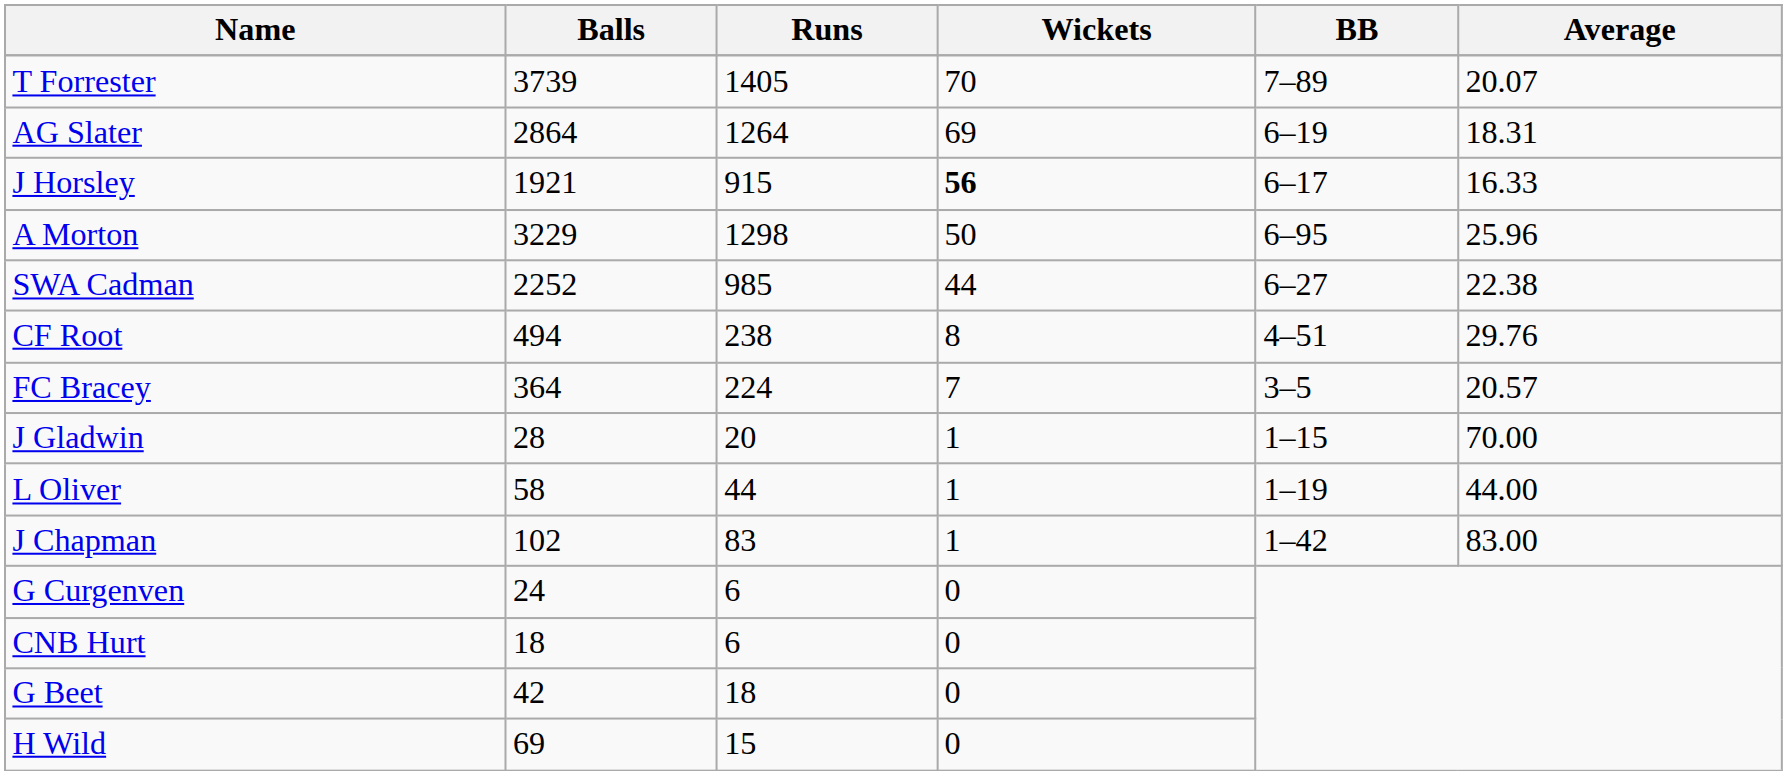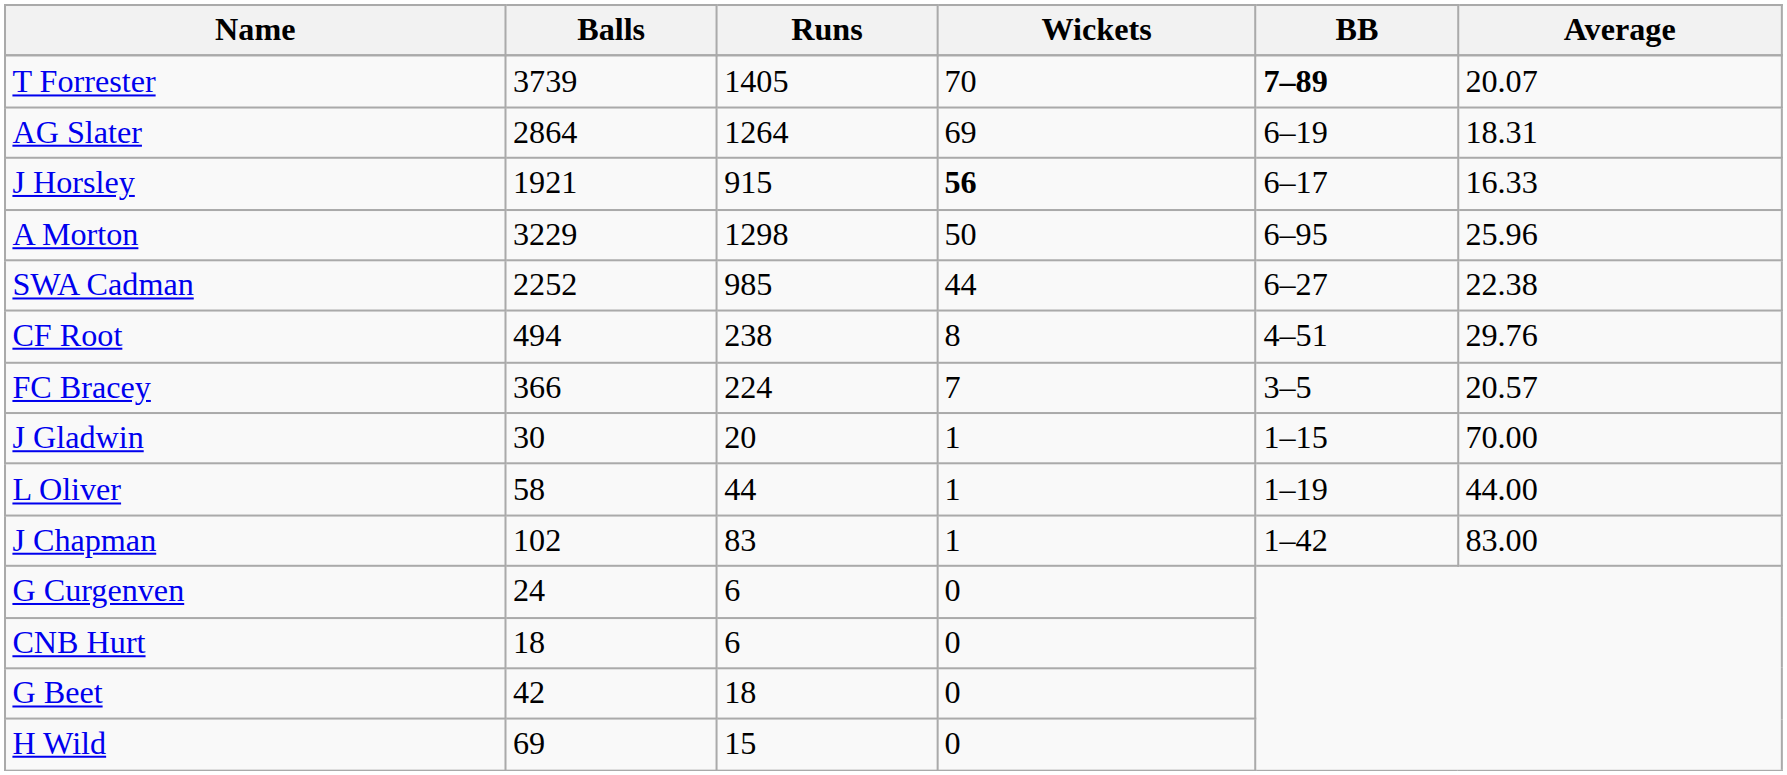(1296, 81) normal -> (1296, 81) bold
(537, 387) 364 -> (537, 387) 366
(529, 438) 28 -> (529, 438) 30
